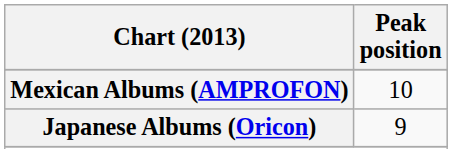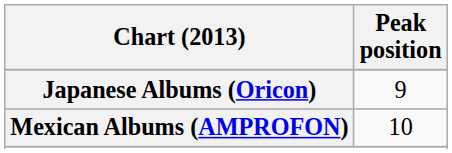rows swapped: (179, 127) <-> (179, 89)
